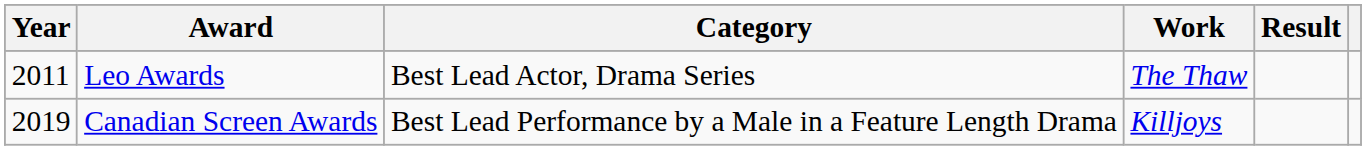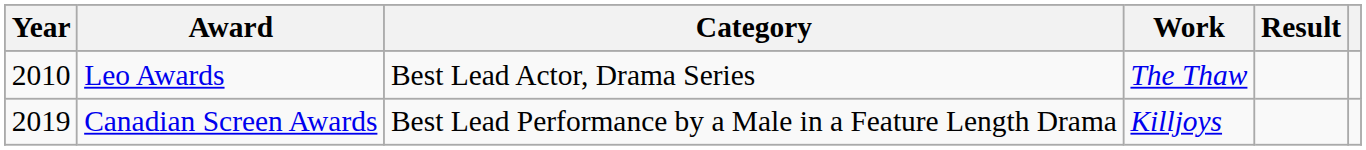(41, 74) 2011 -> (41, 74) 2010
